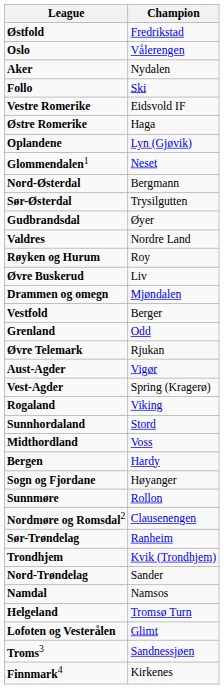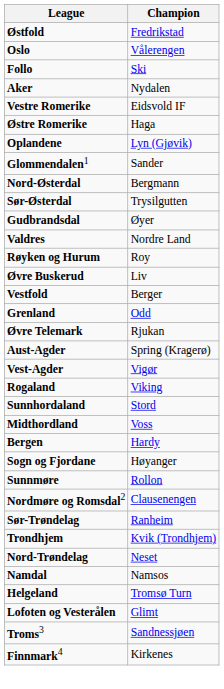rows swapped: (20, 87) <-> (20, 69)
(144, 163) Neset -> (147, 163) Sander
- row: (58, 294)
(144, 368) Vigør -> (171, 350) Spring (Kragerø)
(171, 387) Spring (Kragerø) -> (144, 368) Vigør
(147, 575) Sander -> (144, 557) Neset
